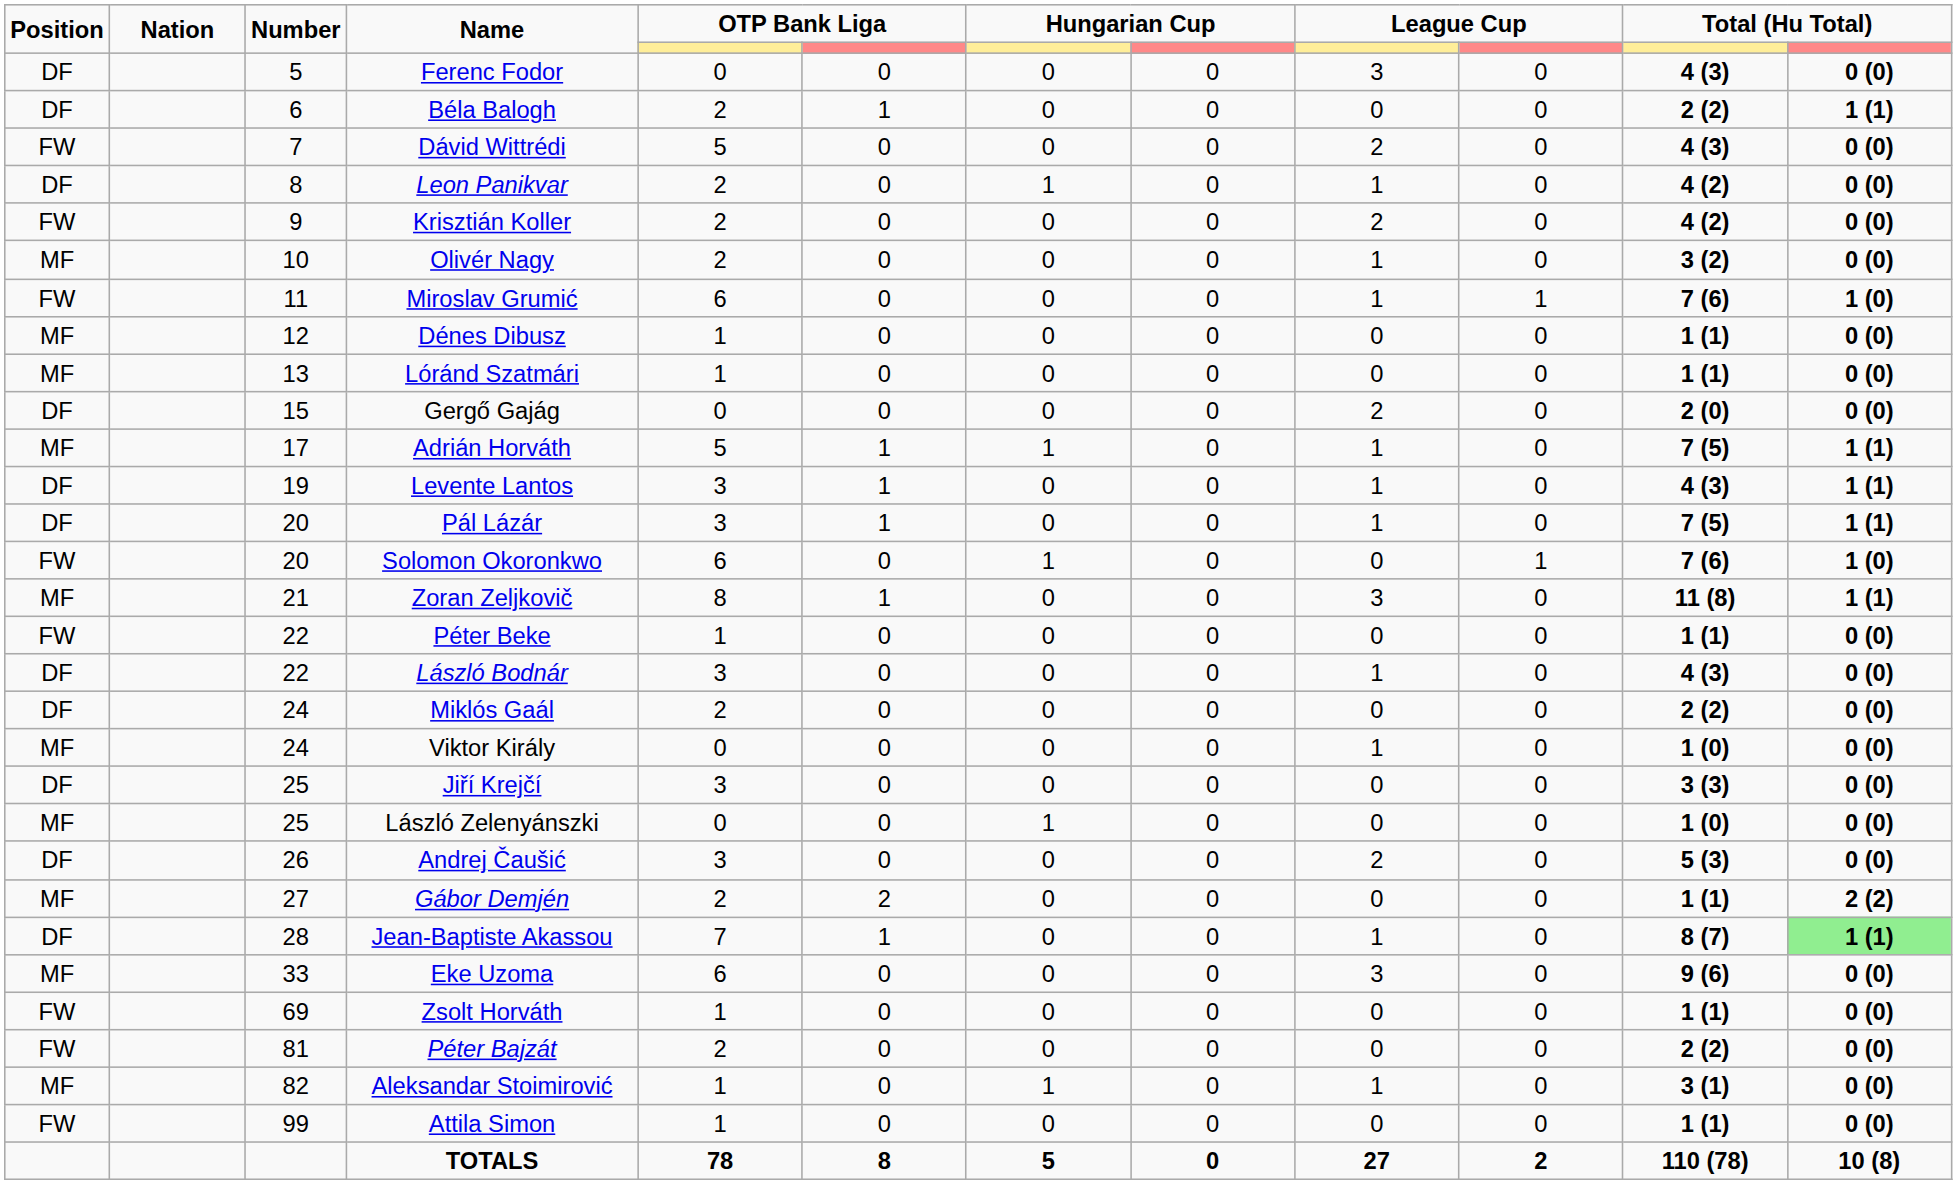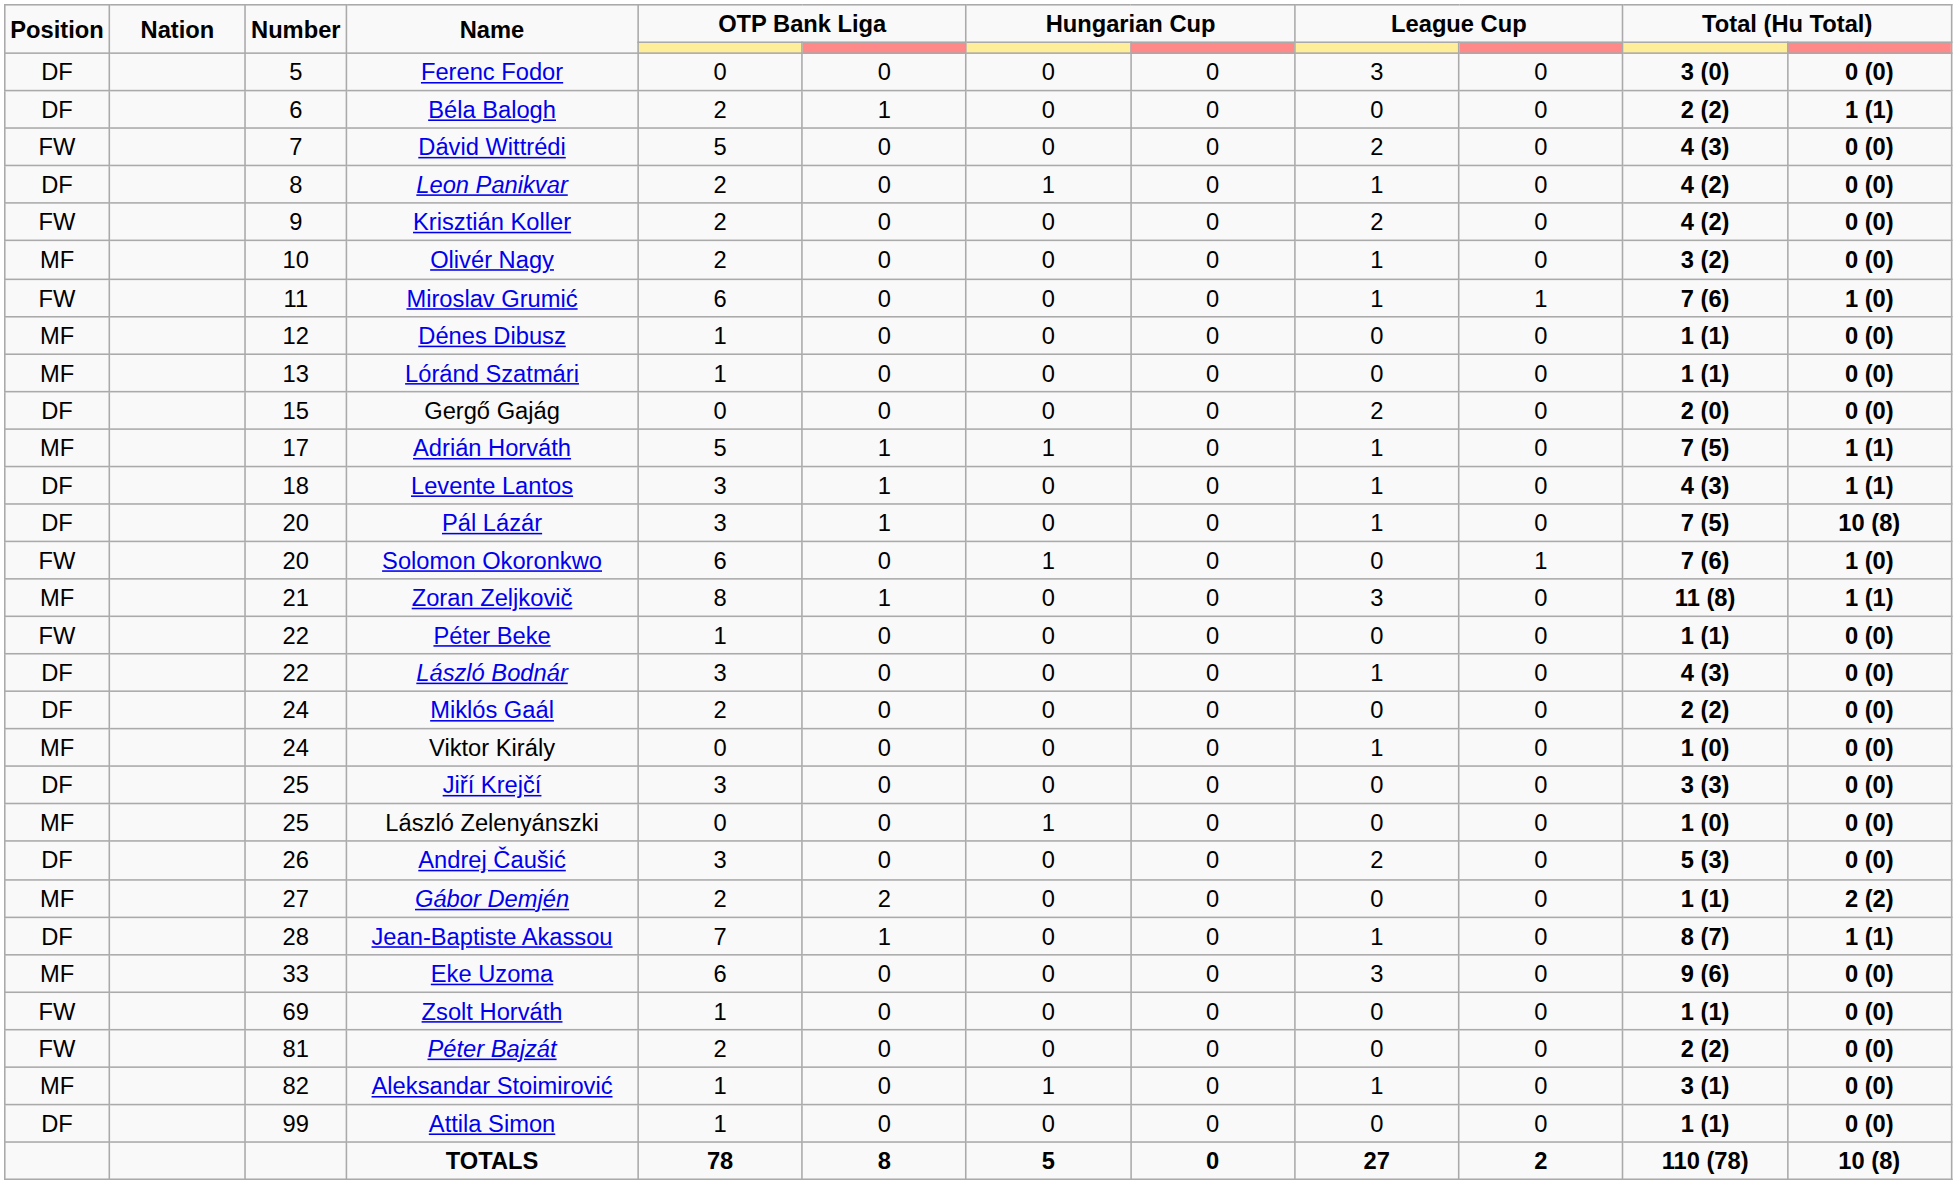(1705, 72) 4 (3) -> (1705, 72) 3 (0)
(296, 485) 19 -> (296, 485) 18
(1869, 523) 1 (1) -> (1869, 523) 10 (8)
(1869, 936) lightgreen background -> (1869, 936) no background
(57, 1123) FW -> (57, 1123) DF
